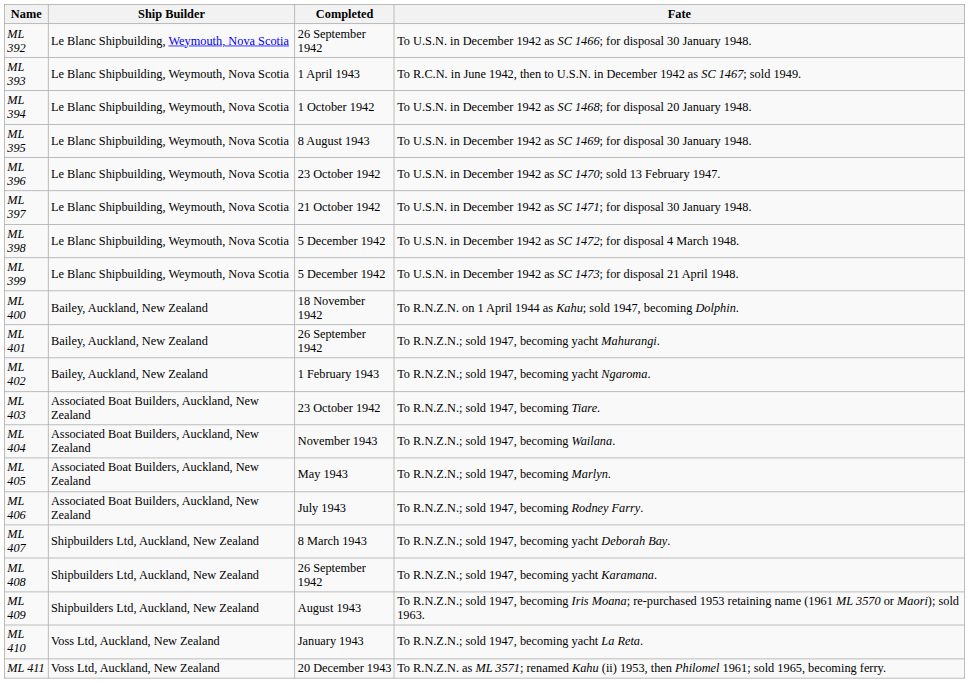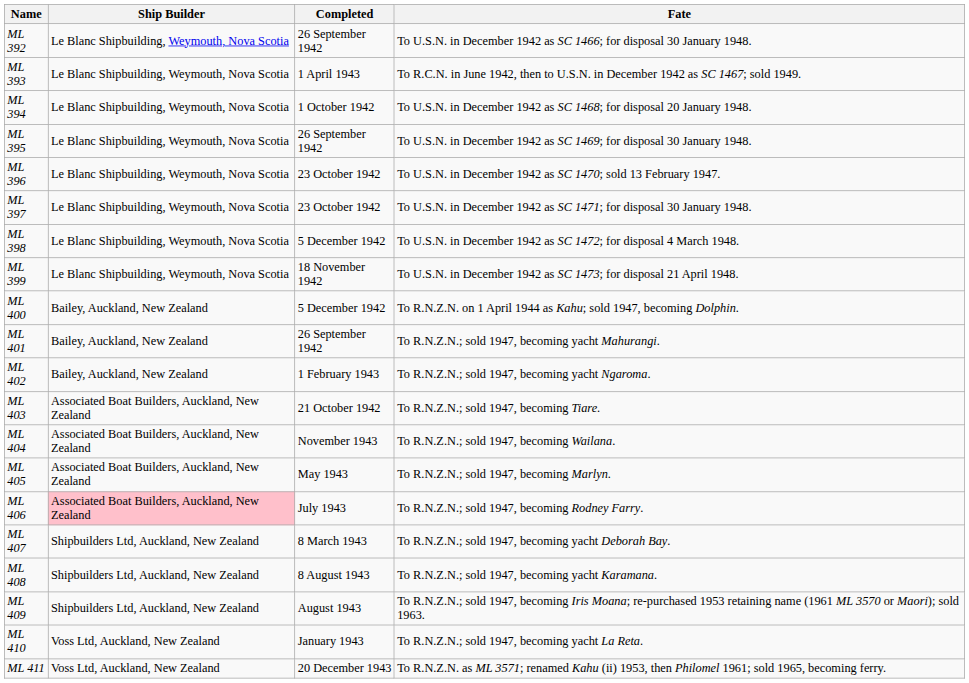(334, 140) 8 August 1943 -> (332, 140) 26 September 1942
(339, 207) 21 October 1942 -> (339, 207) 23 October 1942
(342, 274) 5 December 1942 -> (331, 274) 18 November 1942
(331, 307) 18 November 1942 -> (342, 307) 5 December 1942
(339, 408) 23 October 1942 -> (339, 408) 21 October 1942
(155, 508) no background -> (155, 508) pink background
(332, 575) 26 September 1942 -> (334, 575) 8 August 1943
